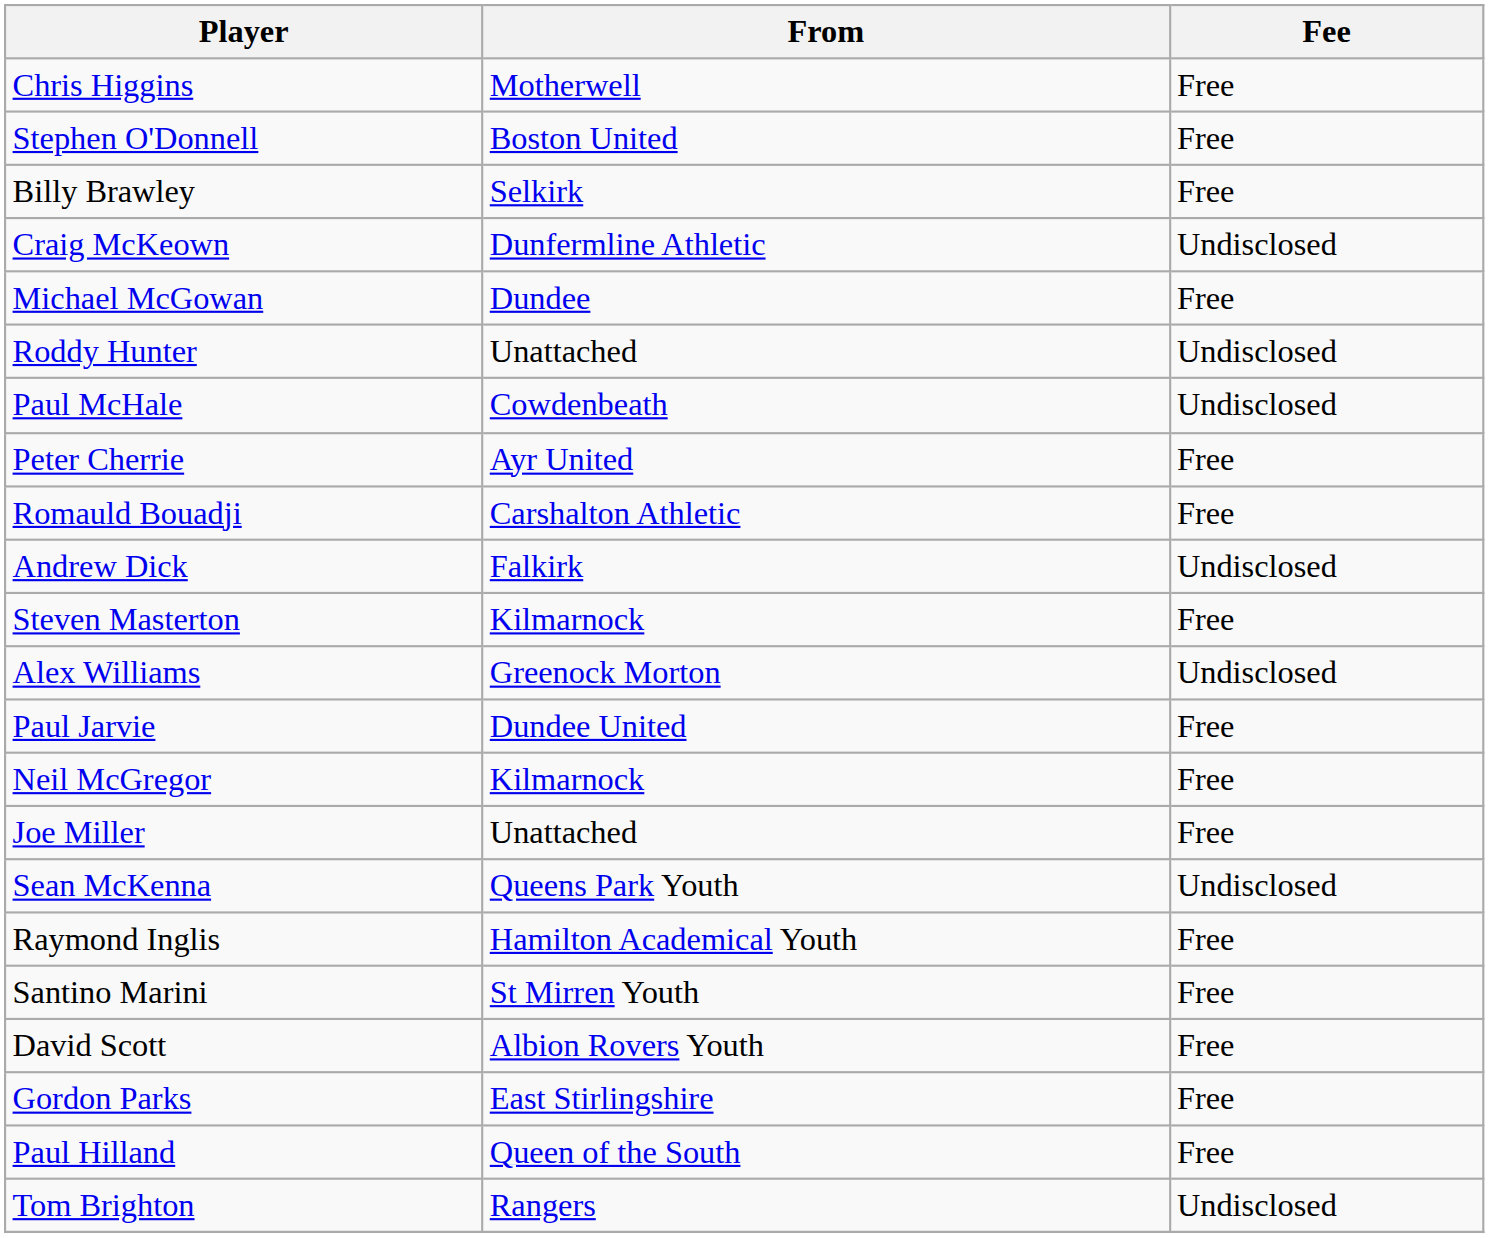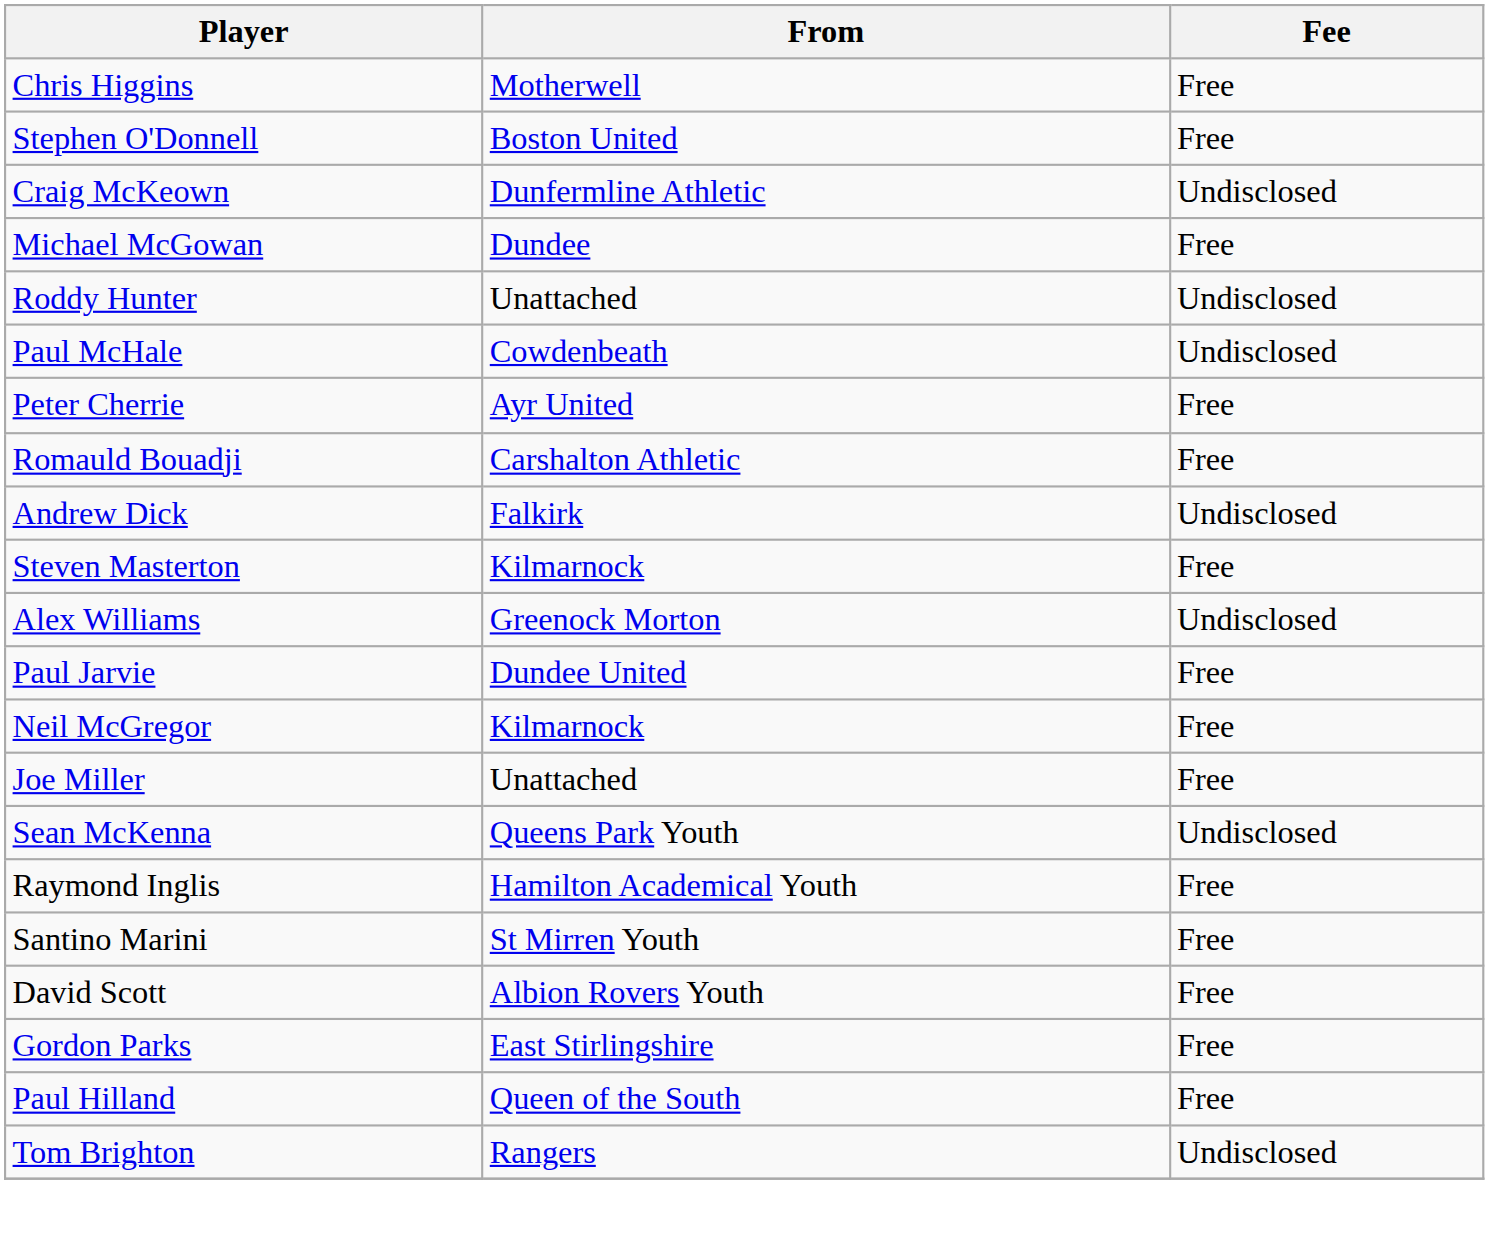- row: (104, 191)
